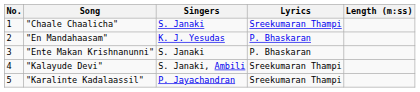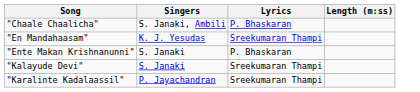- column: (14, 12)
(181, 25) S. Janaki -> (182, 25) S. Janaki, Ambili
(296, 25) Sreekumaran Thampi -> (261, 25) P. Bhaskaran
(280, 39) P. Bhaskaran -> (276, 39) Sreekumaran Thampi
(202, 67) S. Janaki, Ambili -> (162, 67) S. Janaki
